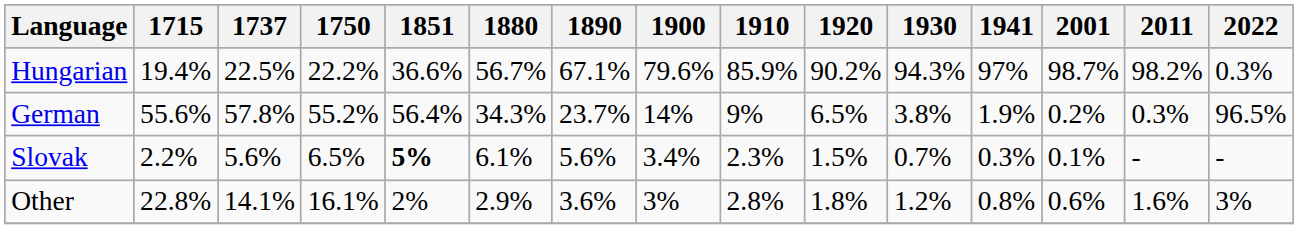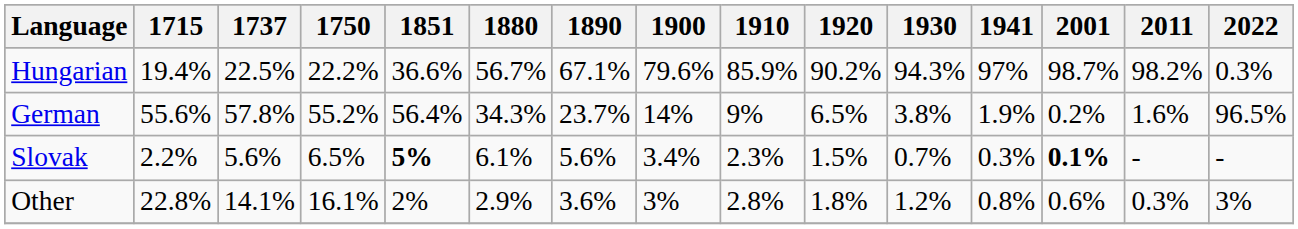(1160, 113) 0.3% -> (1160, 113) 1.6%
(1076, 157) normal -> (1079, 157) bold
(1160, 200) 1.6% -> (1160, 200) 0.3%
